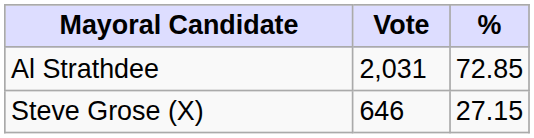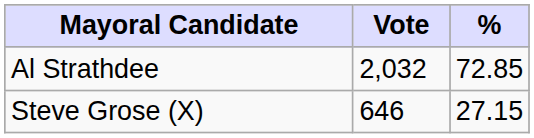(393, 68) 2,031 -> (393, 68) 2,032
